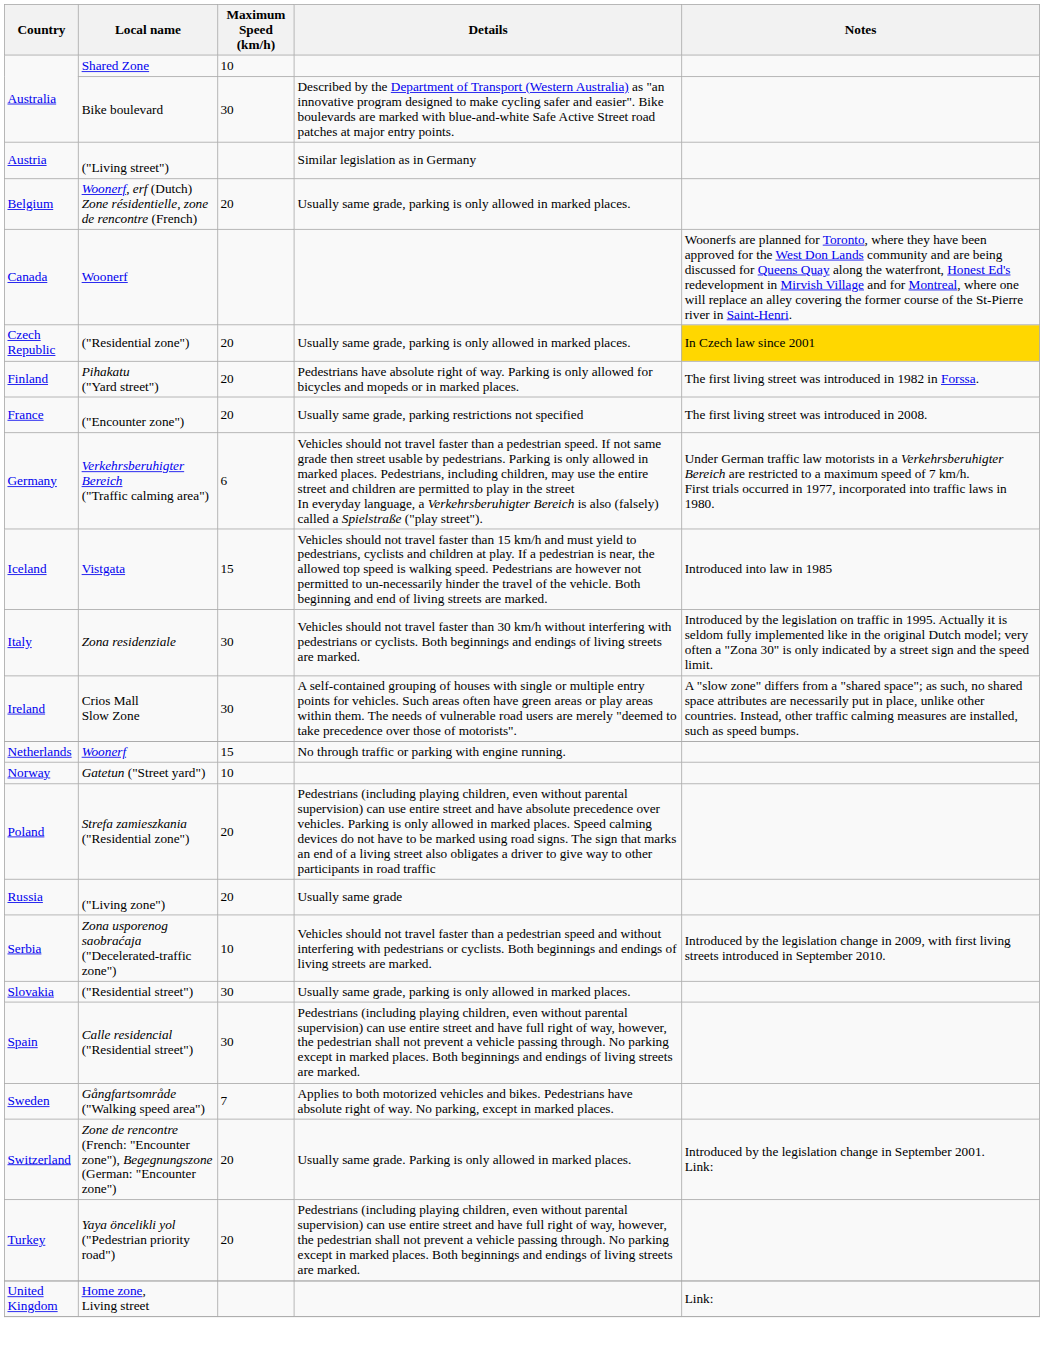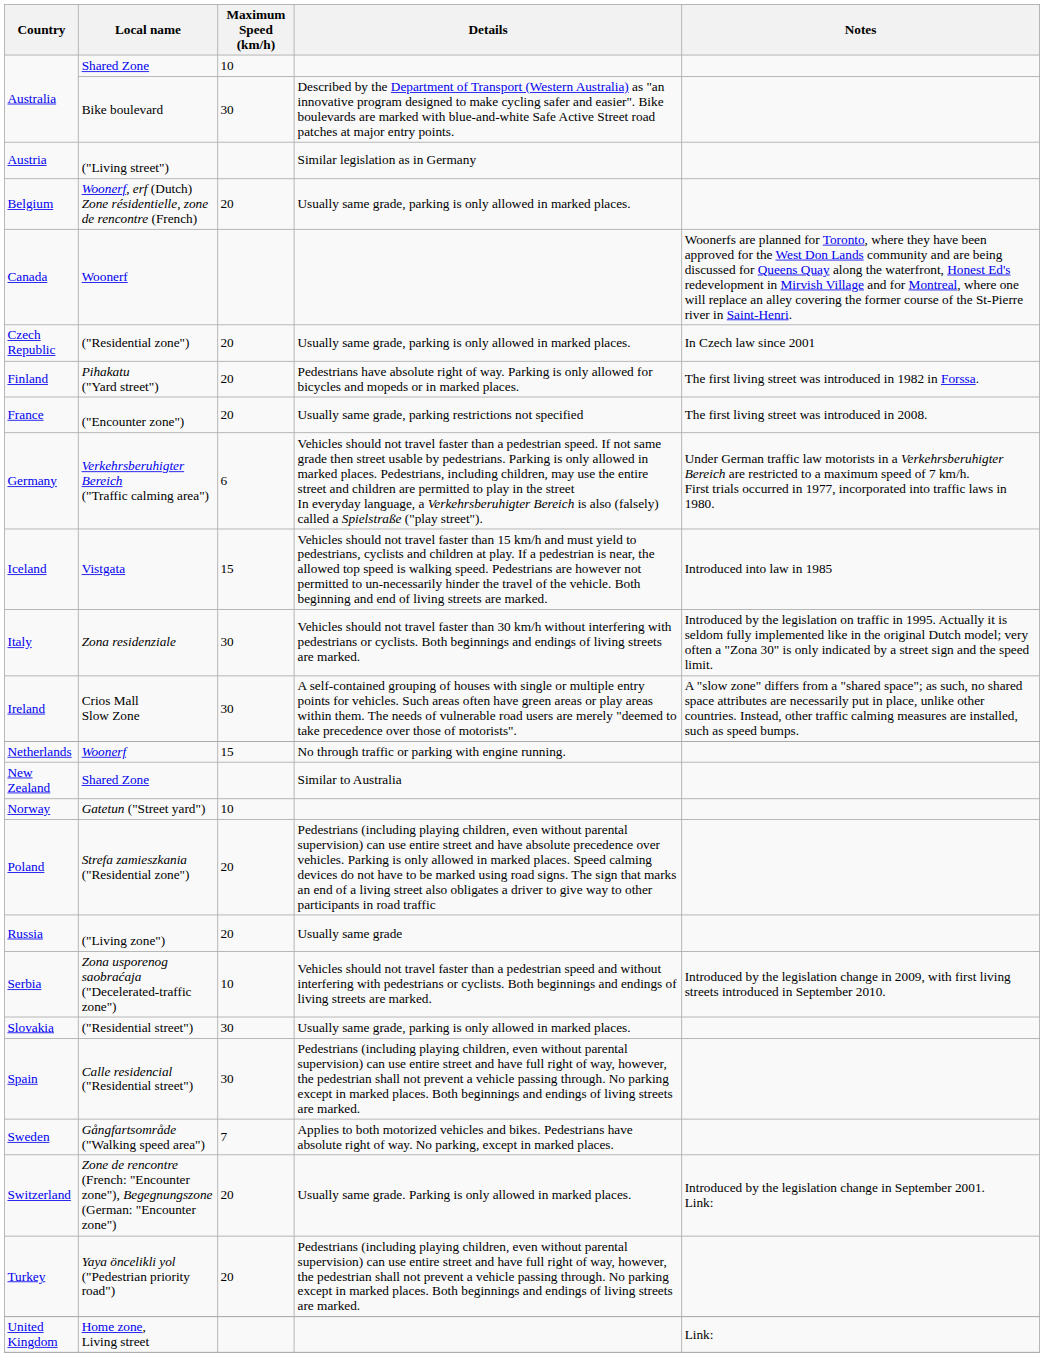(750, 343) gold background -> (750, 343) no background
+ row: (29, 780)
